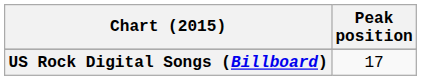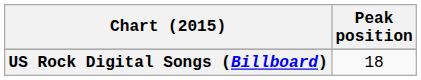(374, 63) 17 -> (374, 63) 18
